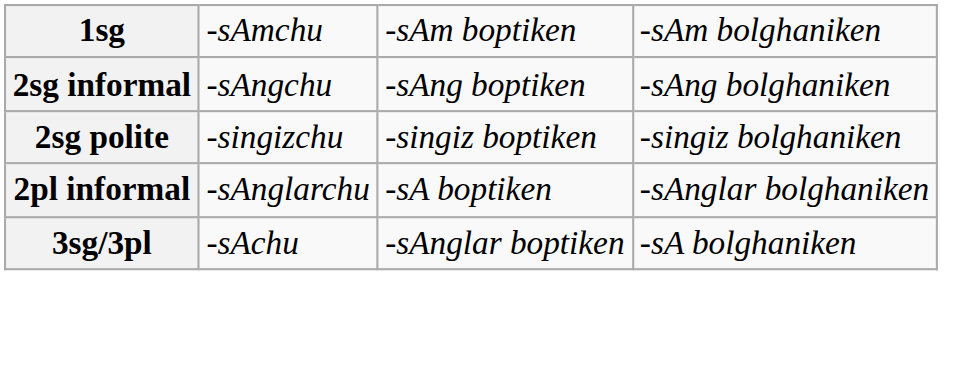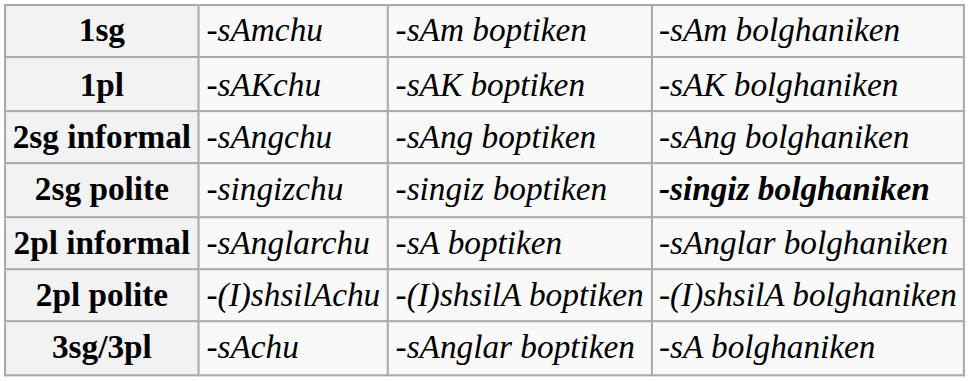+ row: (102, 83)
(771, 136) normal -> (794, 189) bold
+ row: (102, 294)
